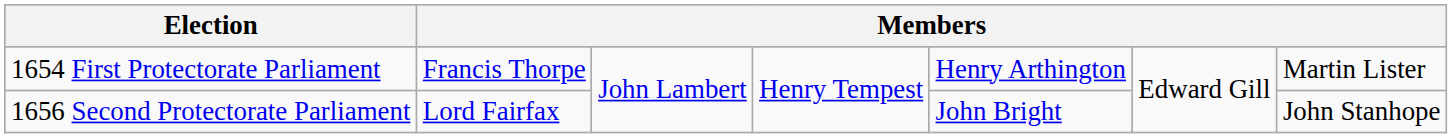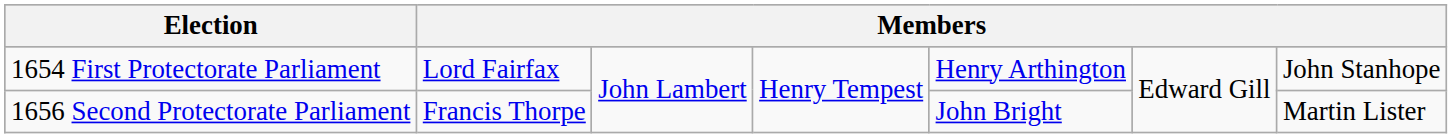(504, 68) Francis Thorpe -> (491, 68) Lord Fairfax
(1354, 68) Martin Lister -> (1362, 68) John Stanhope
(491, 111) Lord Fairfax -> (504, 111) Francis Thorpe
(1362, 111) John Stanhope -> (1354, 111) Martin Lister
